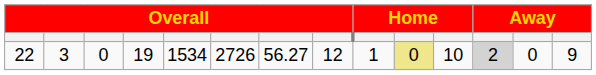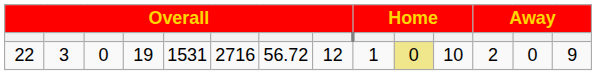(187, 55) 1534 -> (187, 55) 1531
(235, 55) 2726 -> (235, 55) 2716
(286, 55) 56.27 -> (286, 55) 56.72
(493, 55) lightgrey background -> (493, 55) no background
